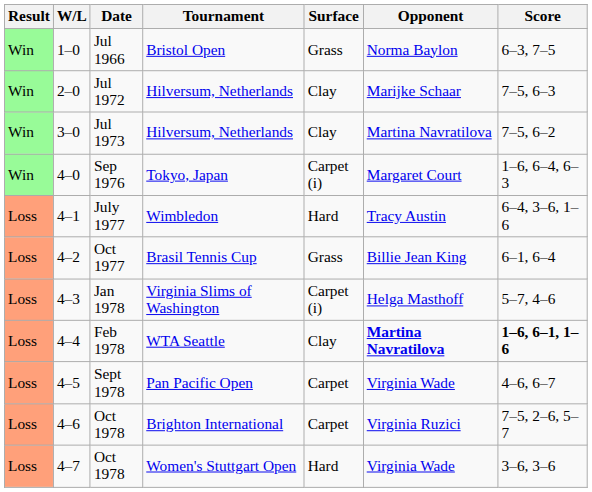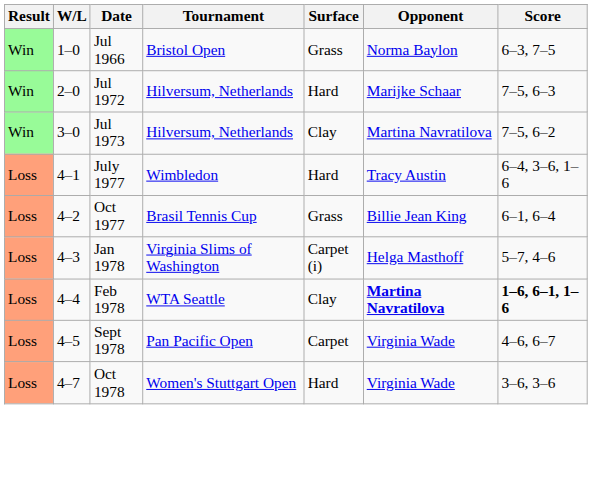(322, 91) Clay -> (323, 91) Hard
- row: (109, 174)
- row: (109, 424)
